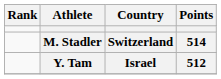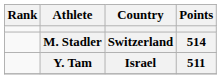(196, 63) 512 -> (196, 63) 511
